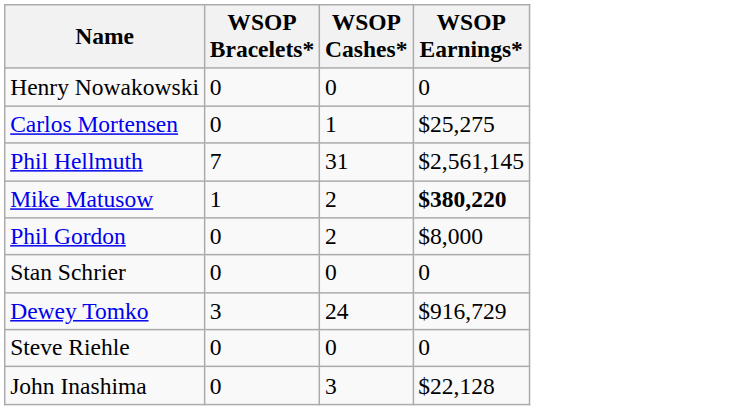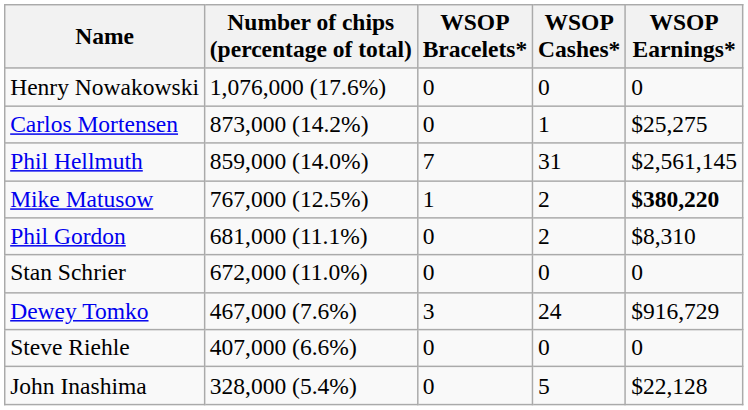+ column: (311, 36)
(451, 236) $8,000 -> (664, 236) $8,310
(331, 385) 3 -> (544, 385) 5
